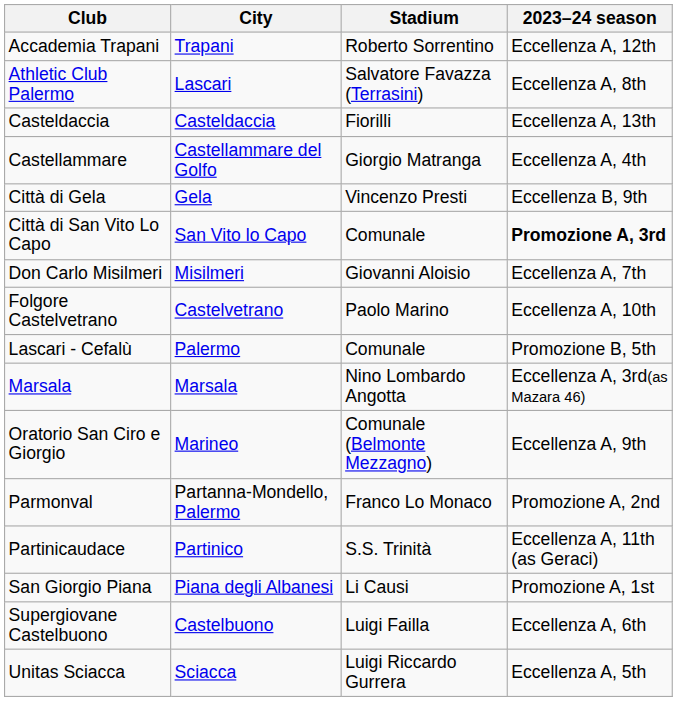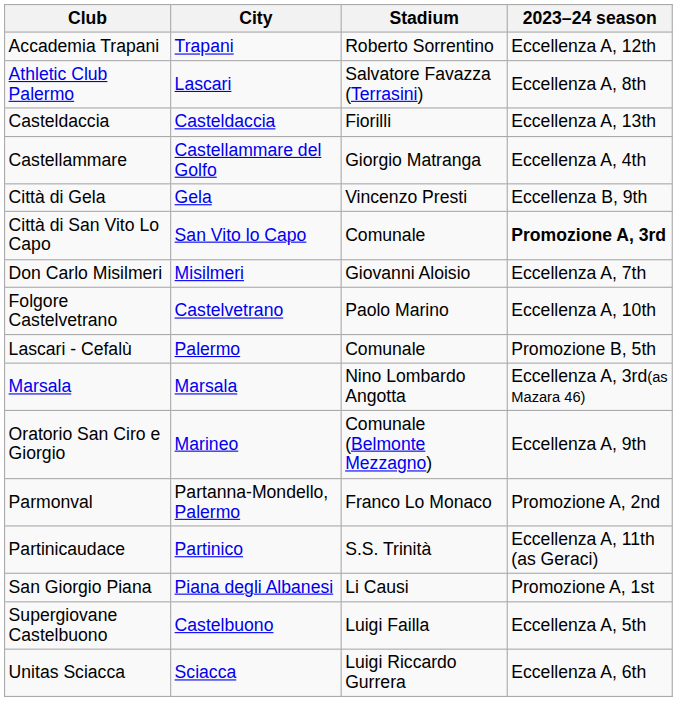(579, 625) Eccellenza A, 6th -> (579, 625) Eccellenza A, 5th
(579, 672) Eccellenza A, 5th -> (579, 672) Eccellenza A, 6th
